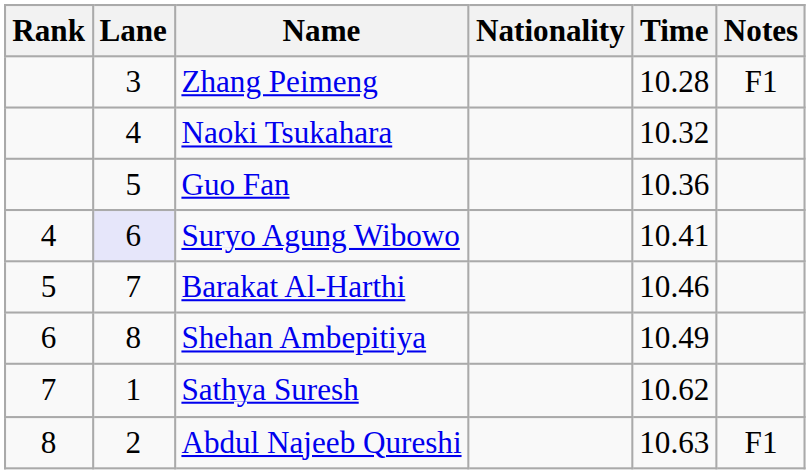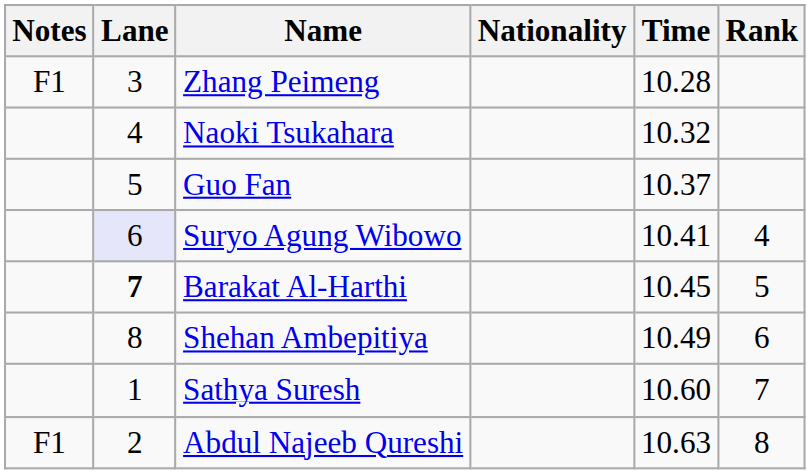columns swapped: (49, 30) <-> (761, 30)
(674, 184) 10.36 -> (676, 184) 10.37
(133, 287) normal -> (135, 287) bold
(674, 287) 10.46 -> (676, 287) 10.45
(674, 390) 10.62 -> (676, 390) 10.60
